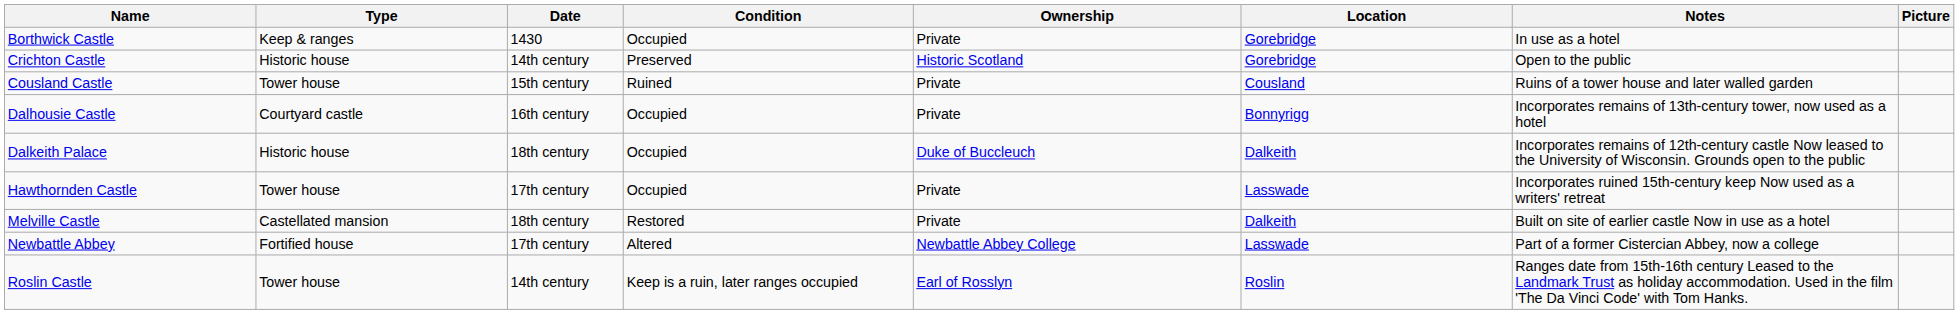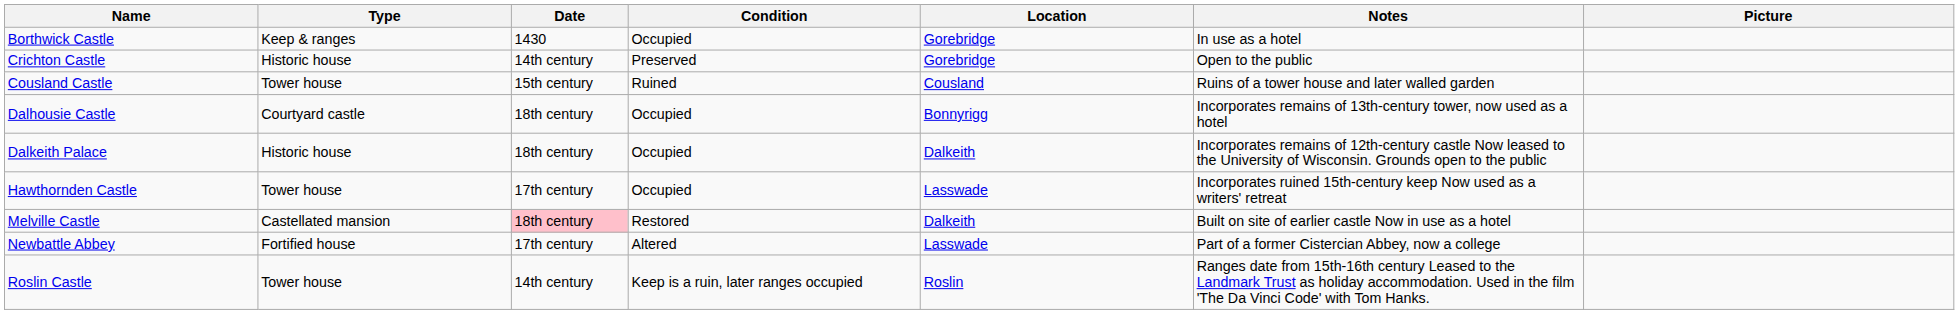- column: (1077, 16)
(550, 114) 16th century -> (554, 114) 18th century
(550, 221) no background -> (554, 221) pink background
